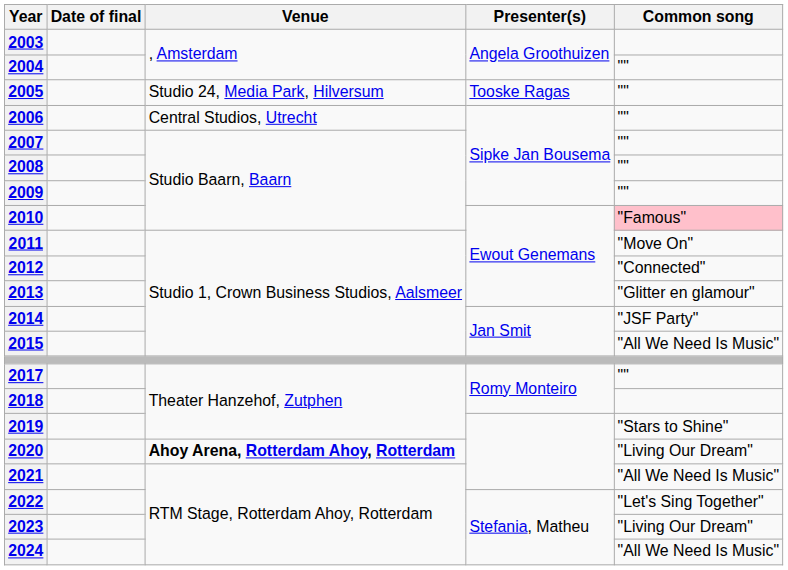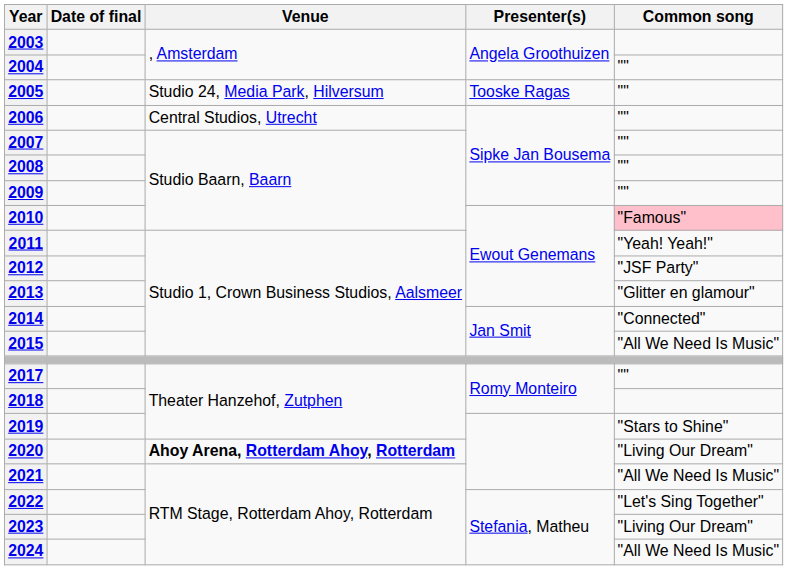(655, 243) "Move On" -> (665, 243) "Yeah! Yeah!"
(661, 268) "Connected" -> (658, 268) "JSF Party"
(658, 318) "JSF Party" -> (661, 318) "Connected"
